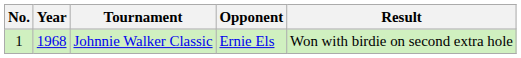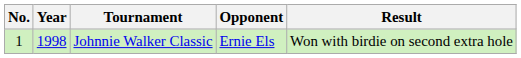(52, 41) 1968 -> (52, 41) 1998
